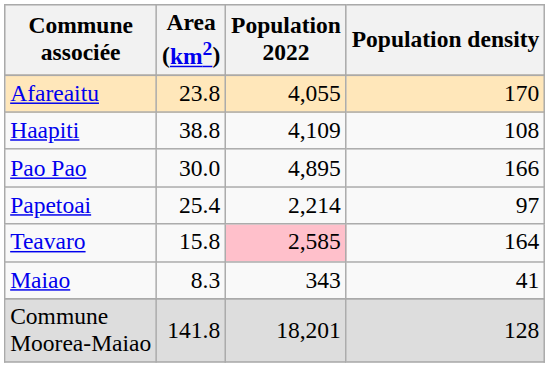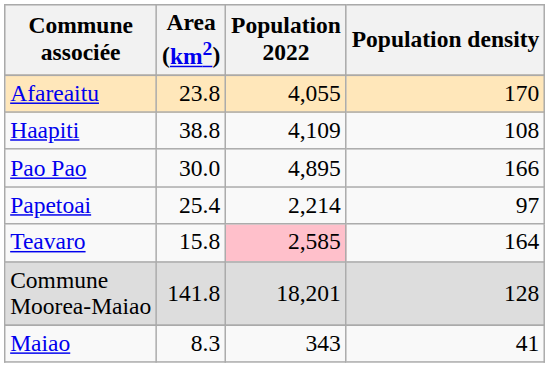rows swapped: (40, 279) <-> (81, 330)
